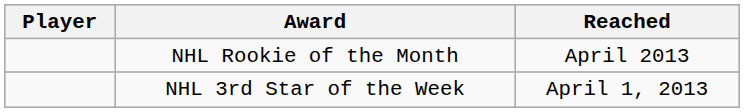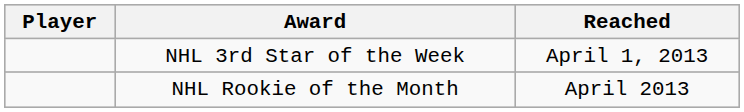rows swapped: (315, 90) <-> (315, 56)
